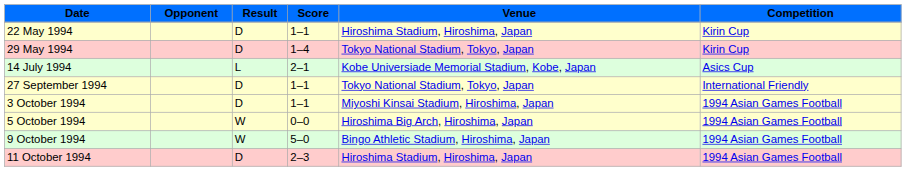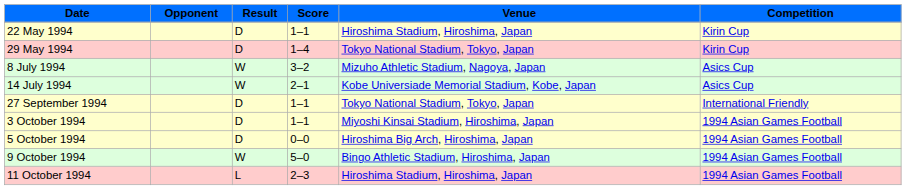+ row: (36, 67)
(238, 67) L -> (240, 85) W
(240, 121) W -> (239, 139) D
(239, 157) D -> (238, 175) L
